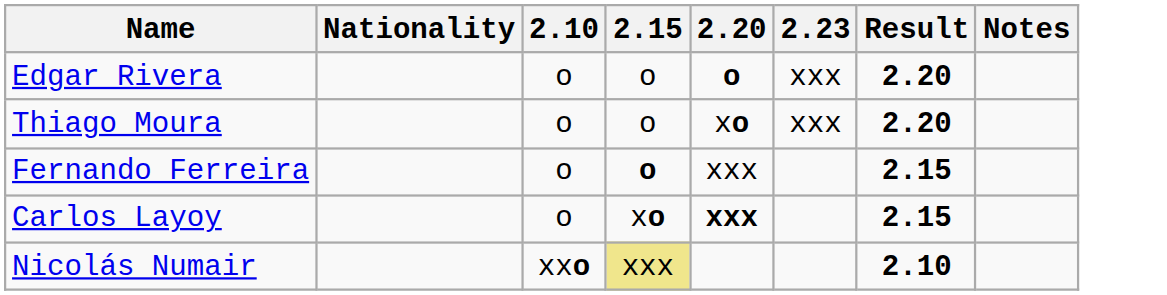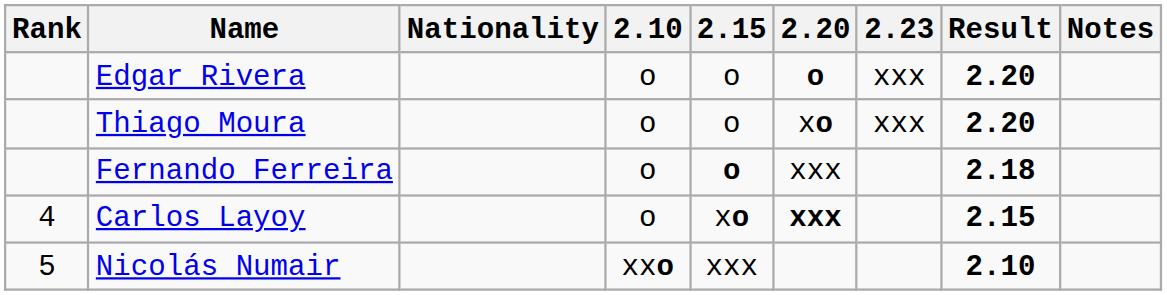+ column: (47, 29)
(917, 171) 2.15 -> (1000, 171) 2.18
(648, 266) khaki background -> (732, 266) no background
